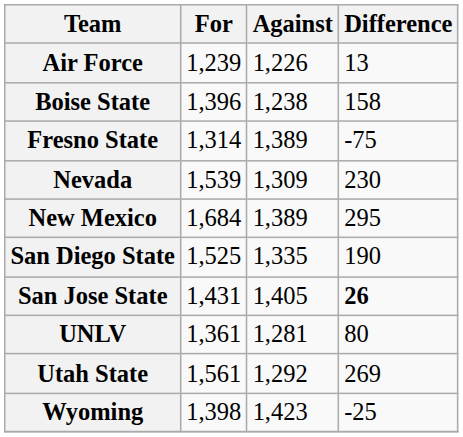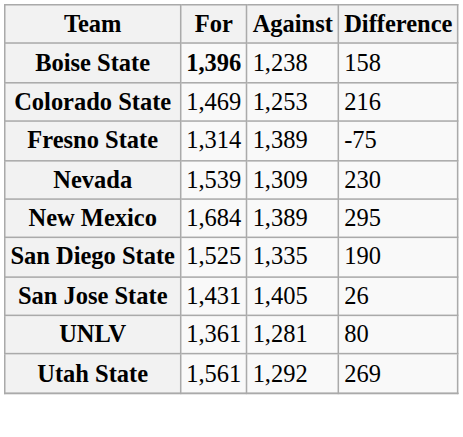- row: (93, 62)
(214, 101) normal -> (214, 62) bold
+ row: (93, 101)
(356, 295) bold -> (356, 295) normal
- row: (93, 412)
